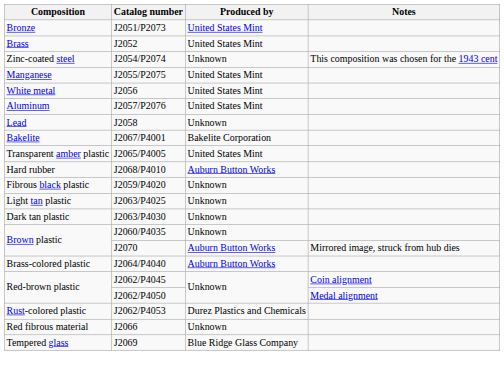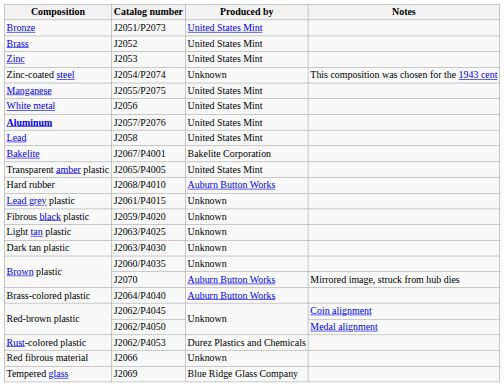+ row: (126, 59)
(28, 106) normal -> (29, 122) bold
(207, 122) Unknown -> (225, 138) United States Mint
+ row: (140, 201)
